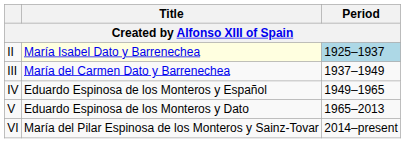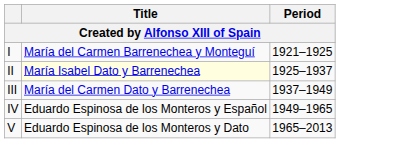+ row: (9, 52)
(354, 52) lightblue background -> (302, 71) no background
- row: (13, 128)
